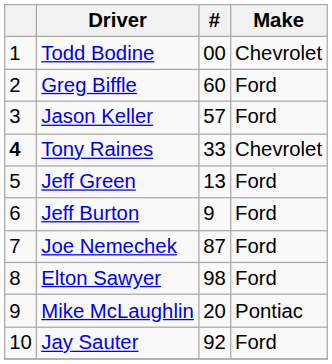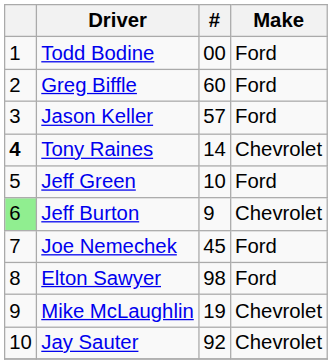(279, 52) Chevrolet -> (256, 52) Ford
(214, 149) 33 -> (214, 149) 14
(214, 181) 13 -> (214, 181) 10
(15, 213) no background -> (15, 213) lightgreen background
(256, 213) Ford -> (279, 213) Chevrolet
(214, 246) 87 -> (214, 246) 45
(214, 310) 20 -> (214, 310) 19
(269, 310) Pontiac -> (279, 310) Chevrolet
(256, 342) Ford -> (279, 342) Chevrolet
